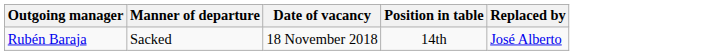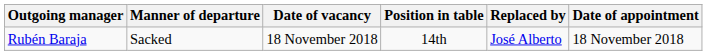+ column: (636, 15)
